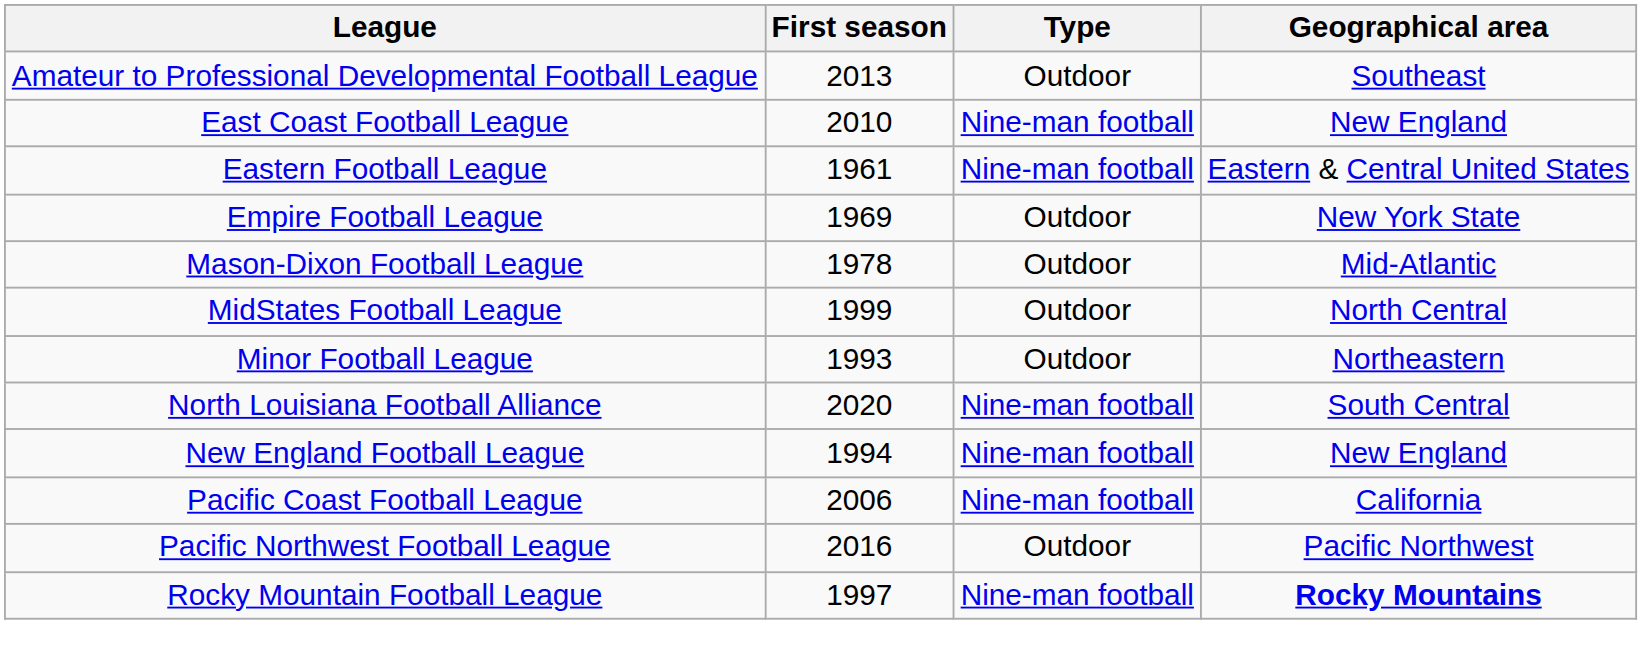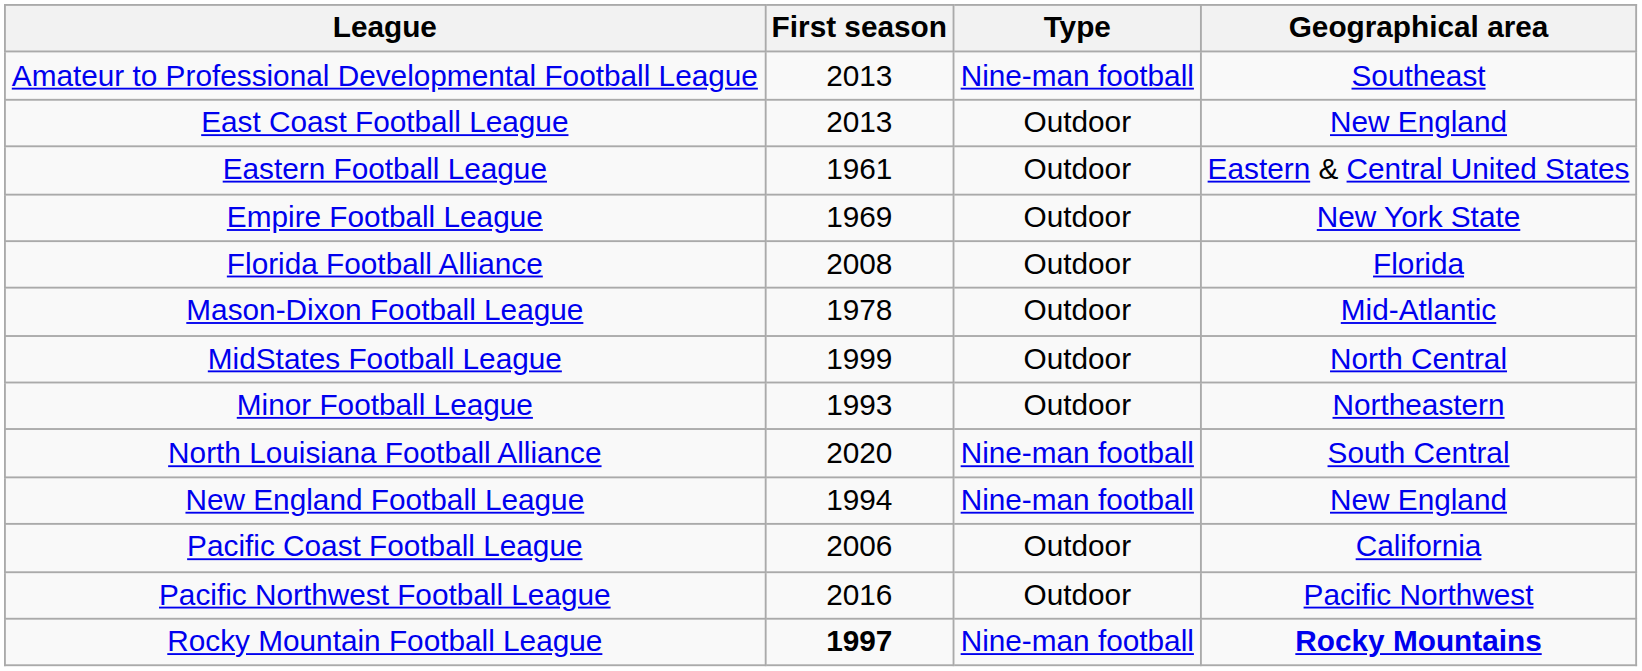(1077, 75) Outdoor -> (1077, 75) Nine-man football
(859, 122) 2010 -> (859, 122) 2013
(1077, 122) Nine-man football -> (1077, 122) Outdoor
(1077, 169) Nine-man football -> (1077, 169) Outdoor
+ row: (385, 264)
(1077, 500) Nine-man football -> (1077, 547) Outdoor
(859, 594) normal -> (859, 641) bold
